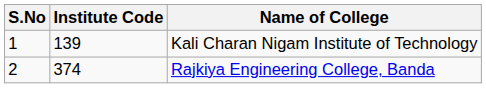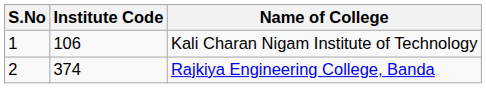(67, 43) 139 -> (67, 43) 106
